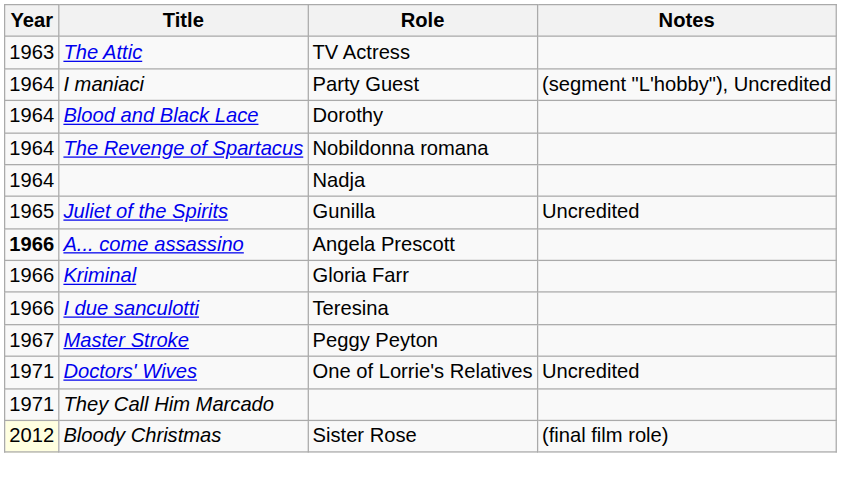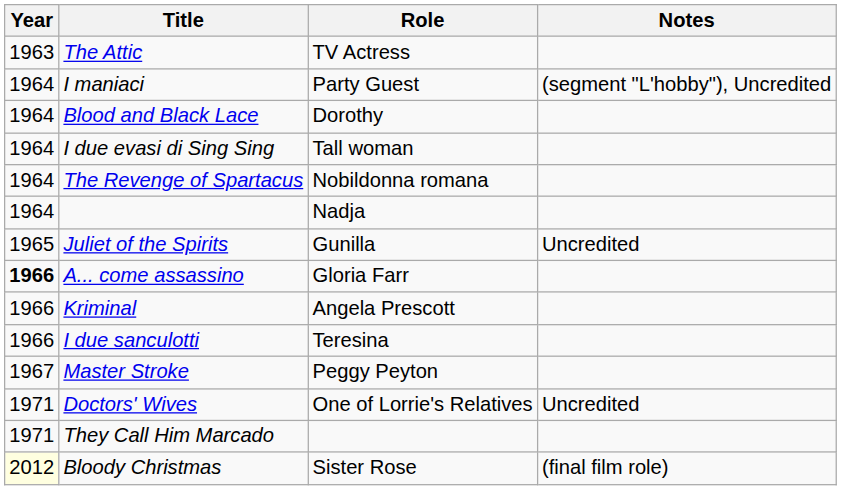+ row: (169, 148)
(384, 244) Angela Prescott -> (361, 276) Gloria Farr
(361, 276) Gloria Farr -> (384, 308) Angela Prescott
